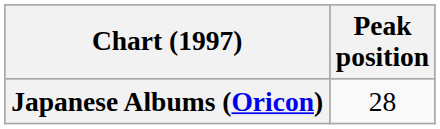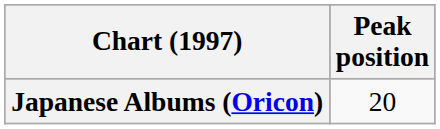(382, 100) 28 -> (382, 100) 20
